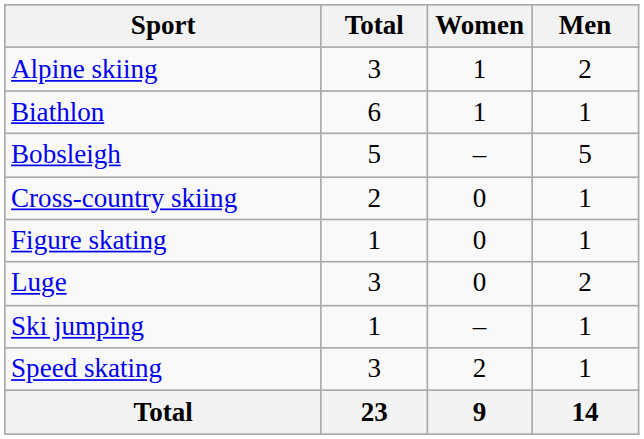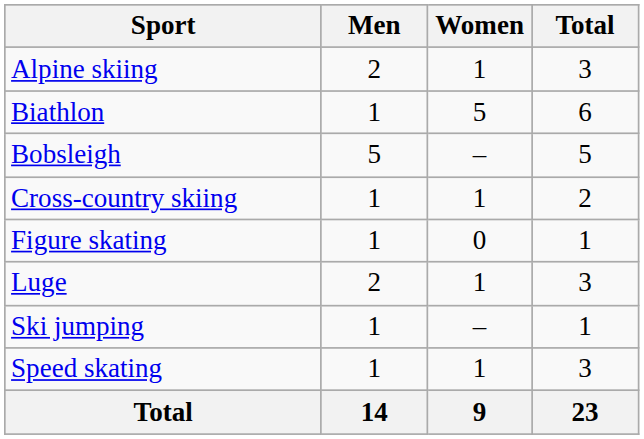columns swapped: (585, 25) <-> (374, 25)
(480, 111) 1 -> (480, 111) 5
(480, 197) 0 -> (480, 197) 1
(480, 283) 0 -> (480, 283) 1
(480, 369) 2 -> (480, 369) 1
